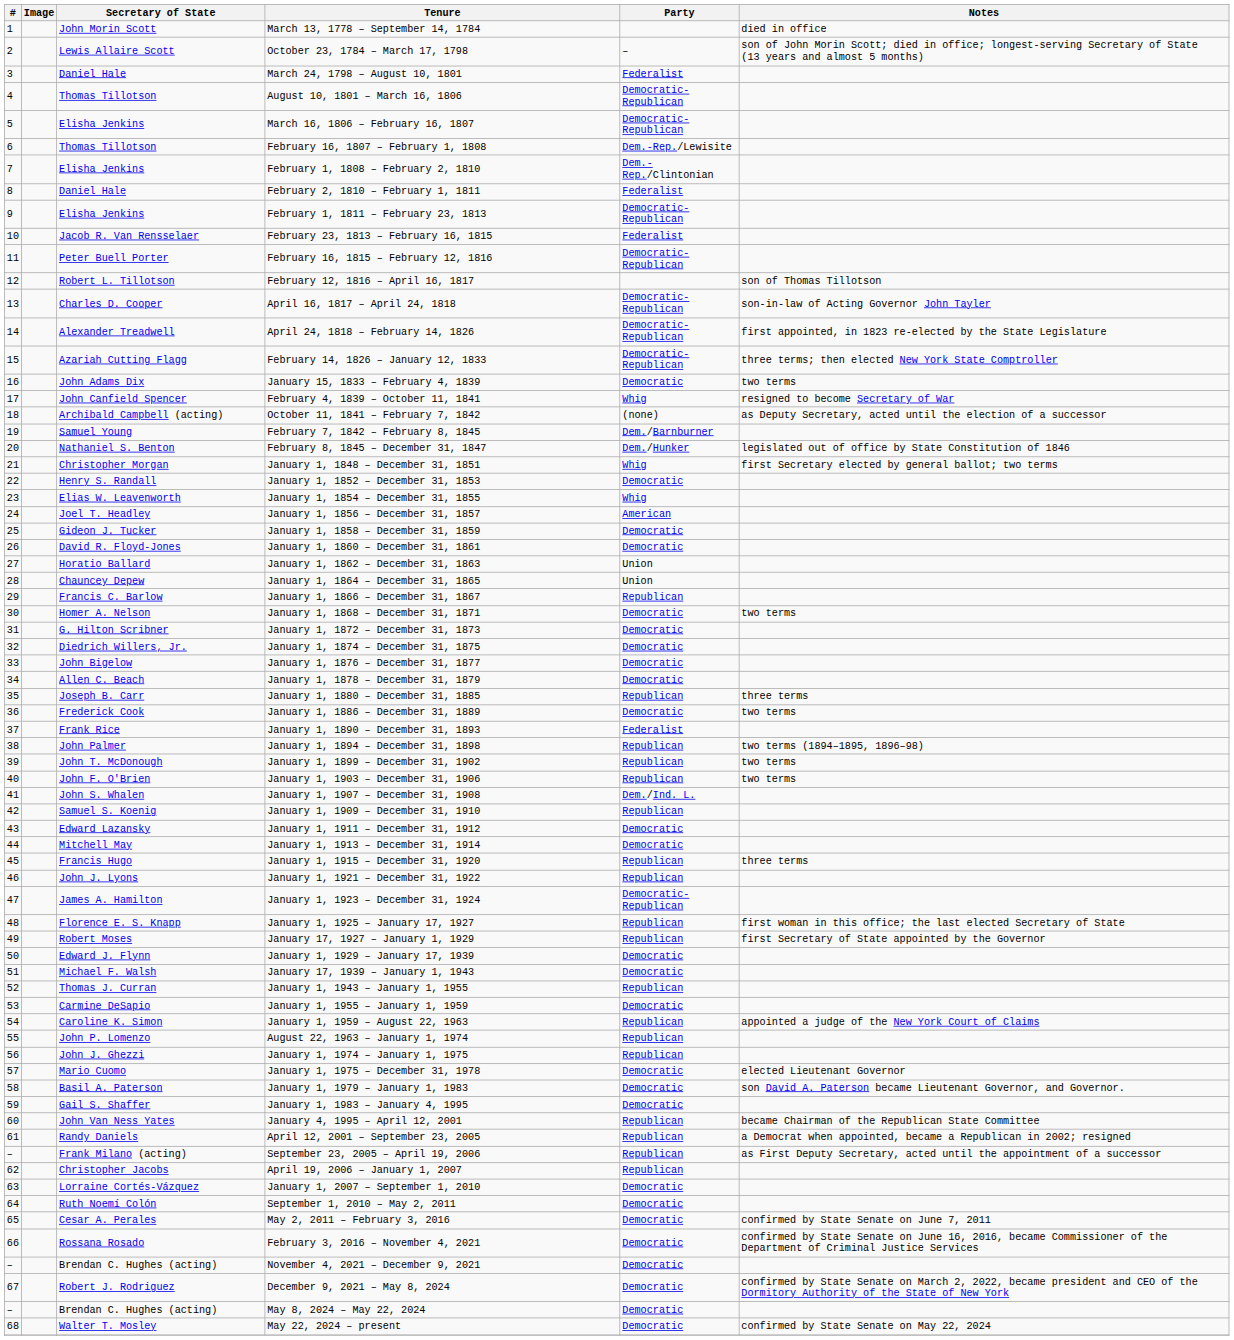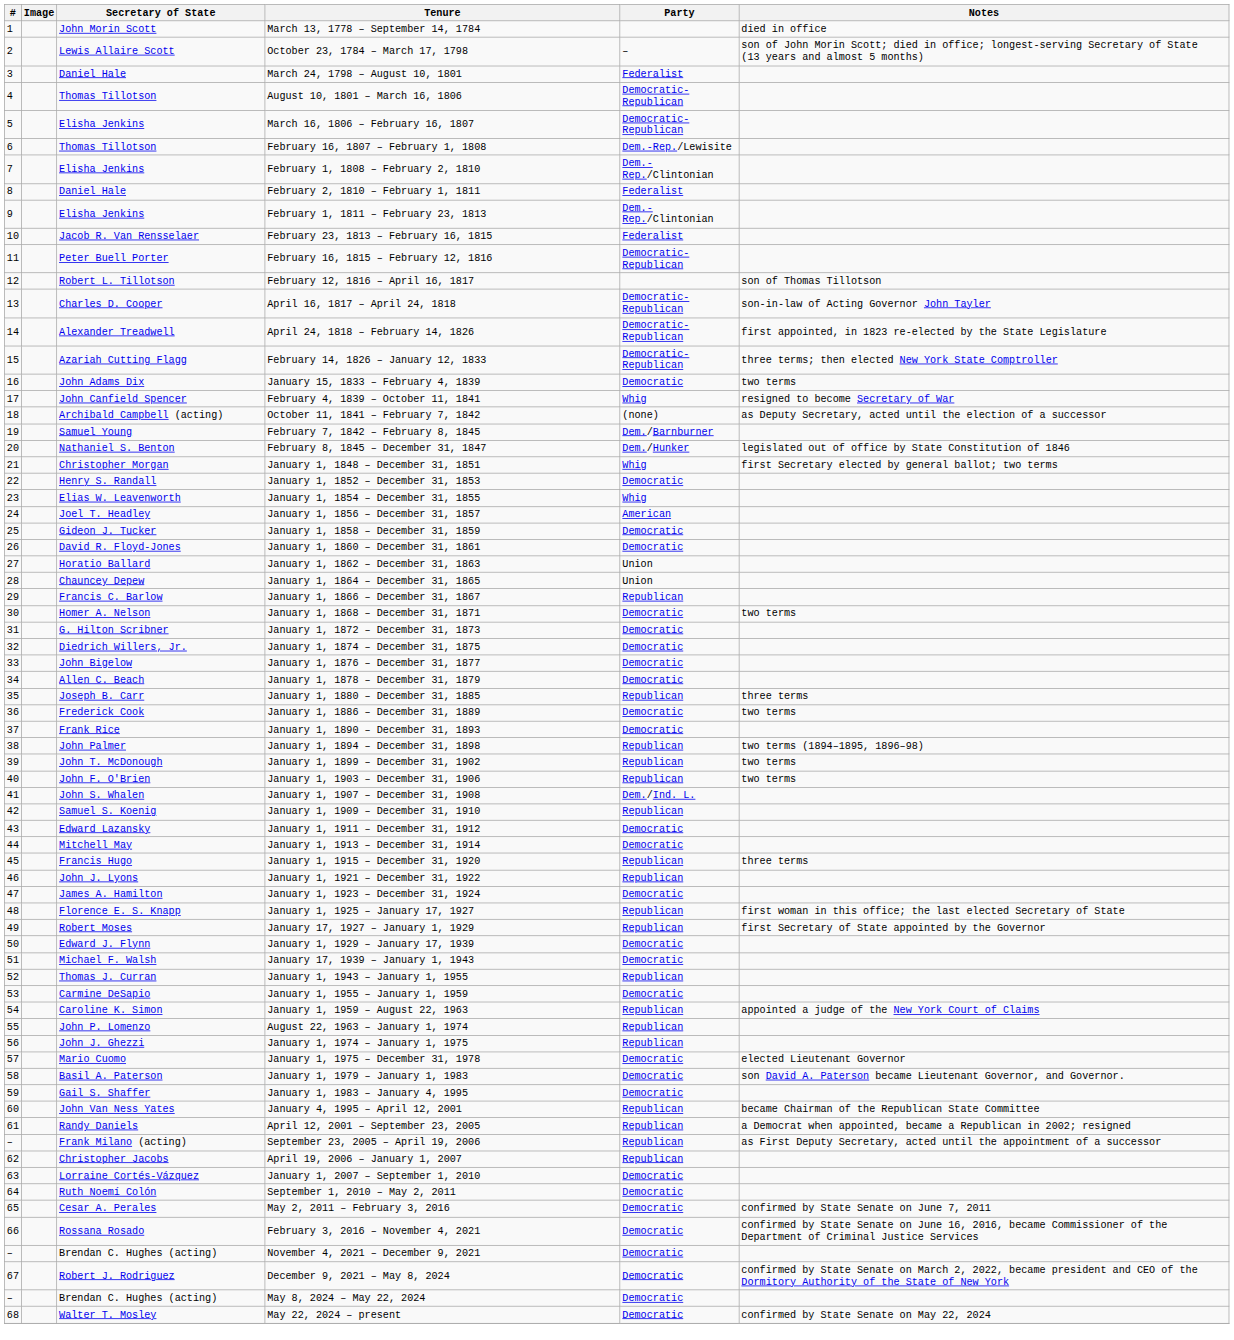(656, 214) Democratic-Republican -> (668, 214) Dem.-Rep./Clintonian
(653, 729) Federalist -> (653, 729) Democratic
(656, 901) Democratic-Republican -> (653, 895) Democratic
